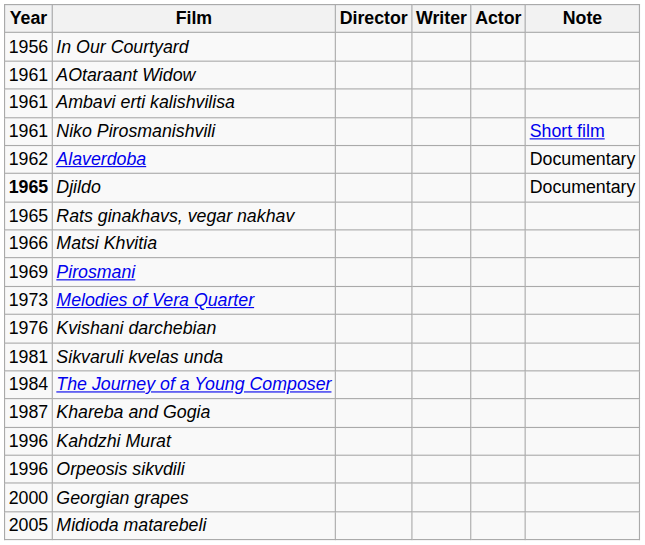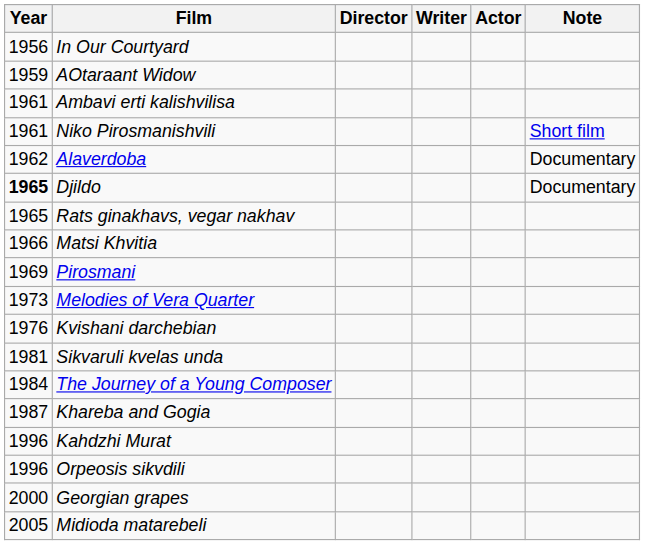(28, 74) 1961 -> (28, 74) 1959
